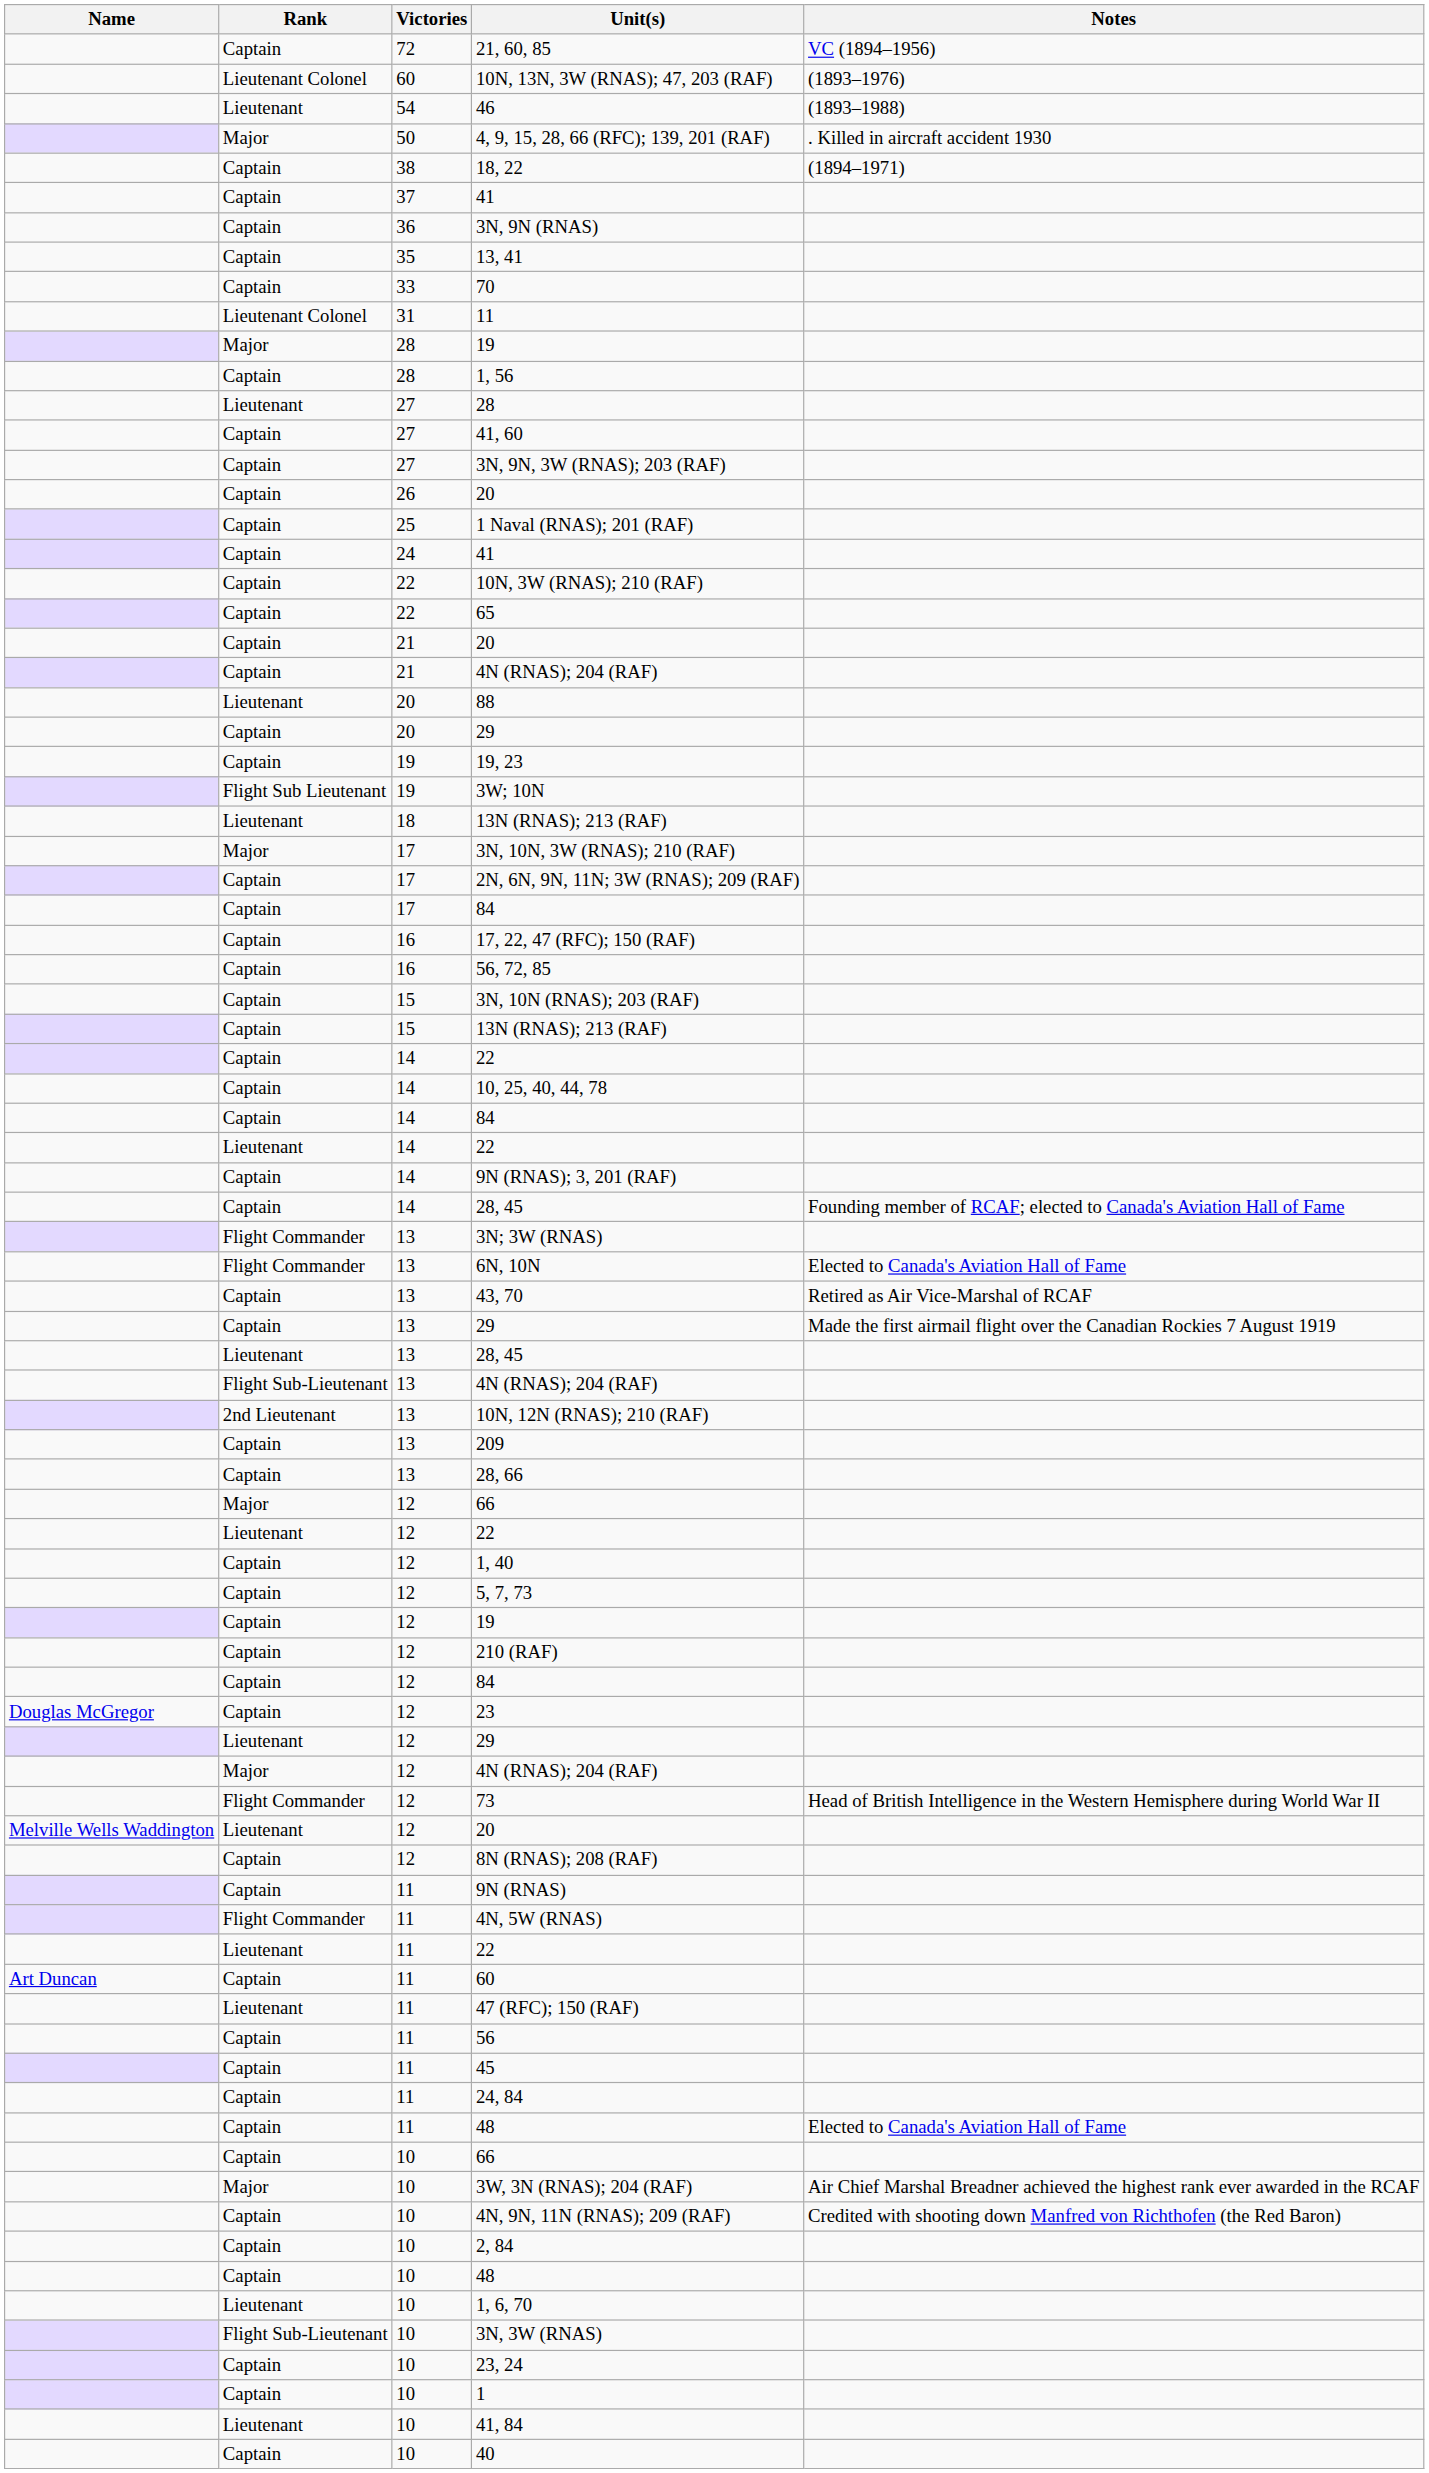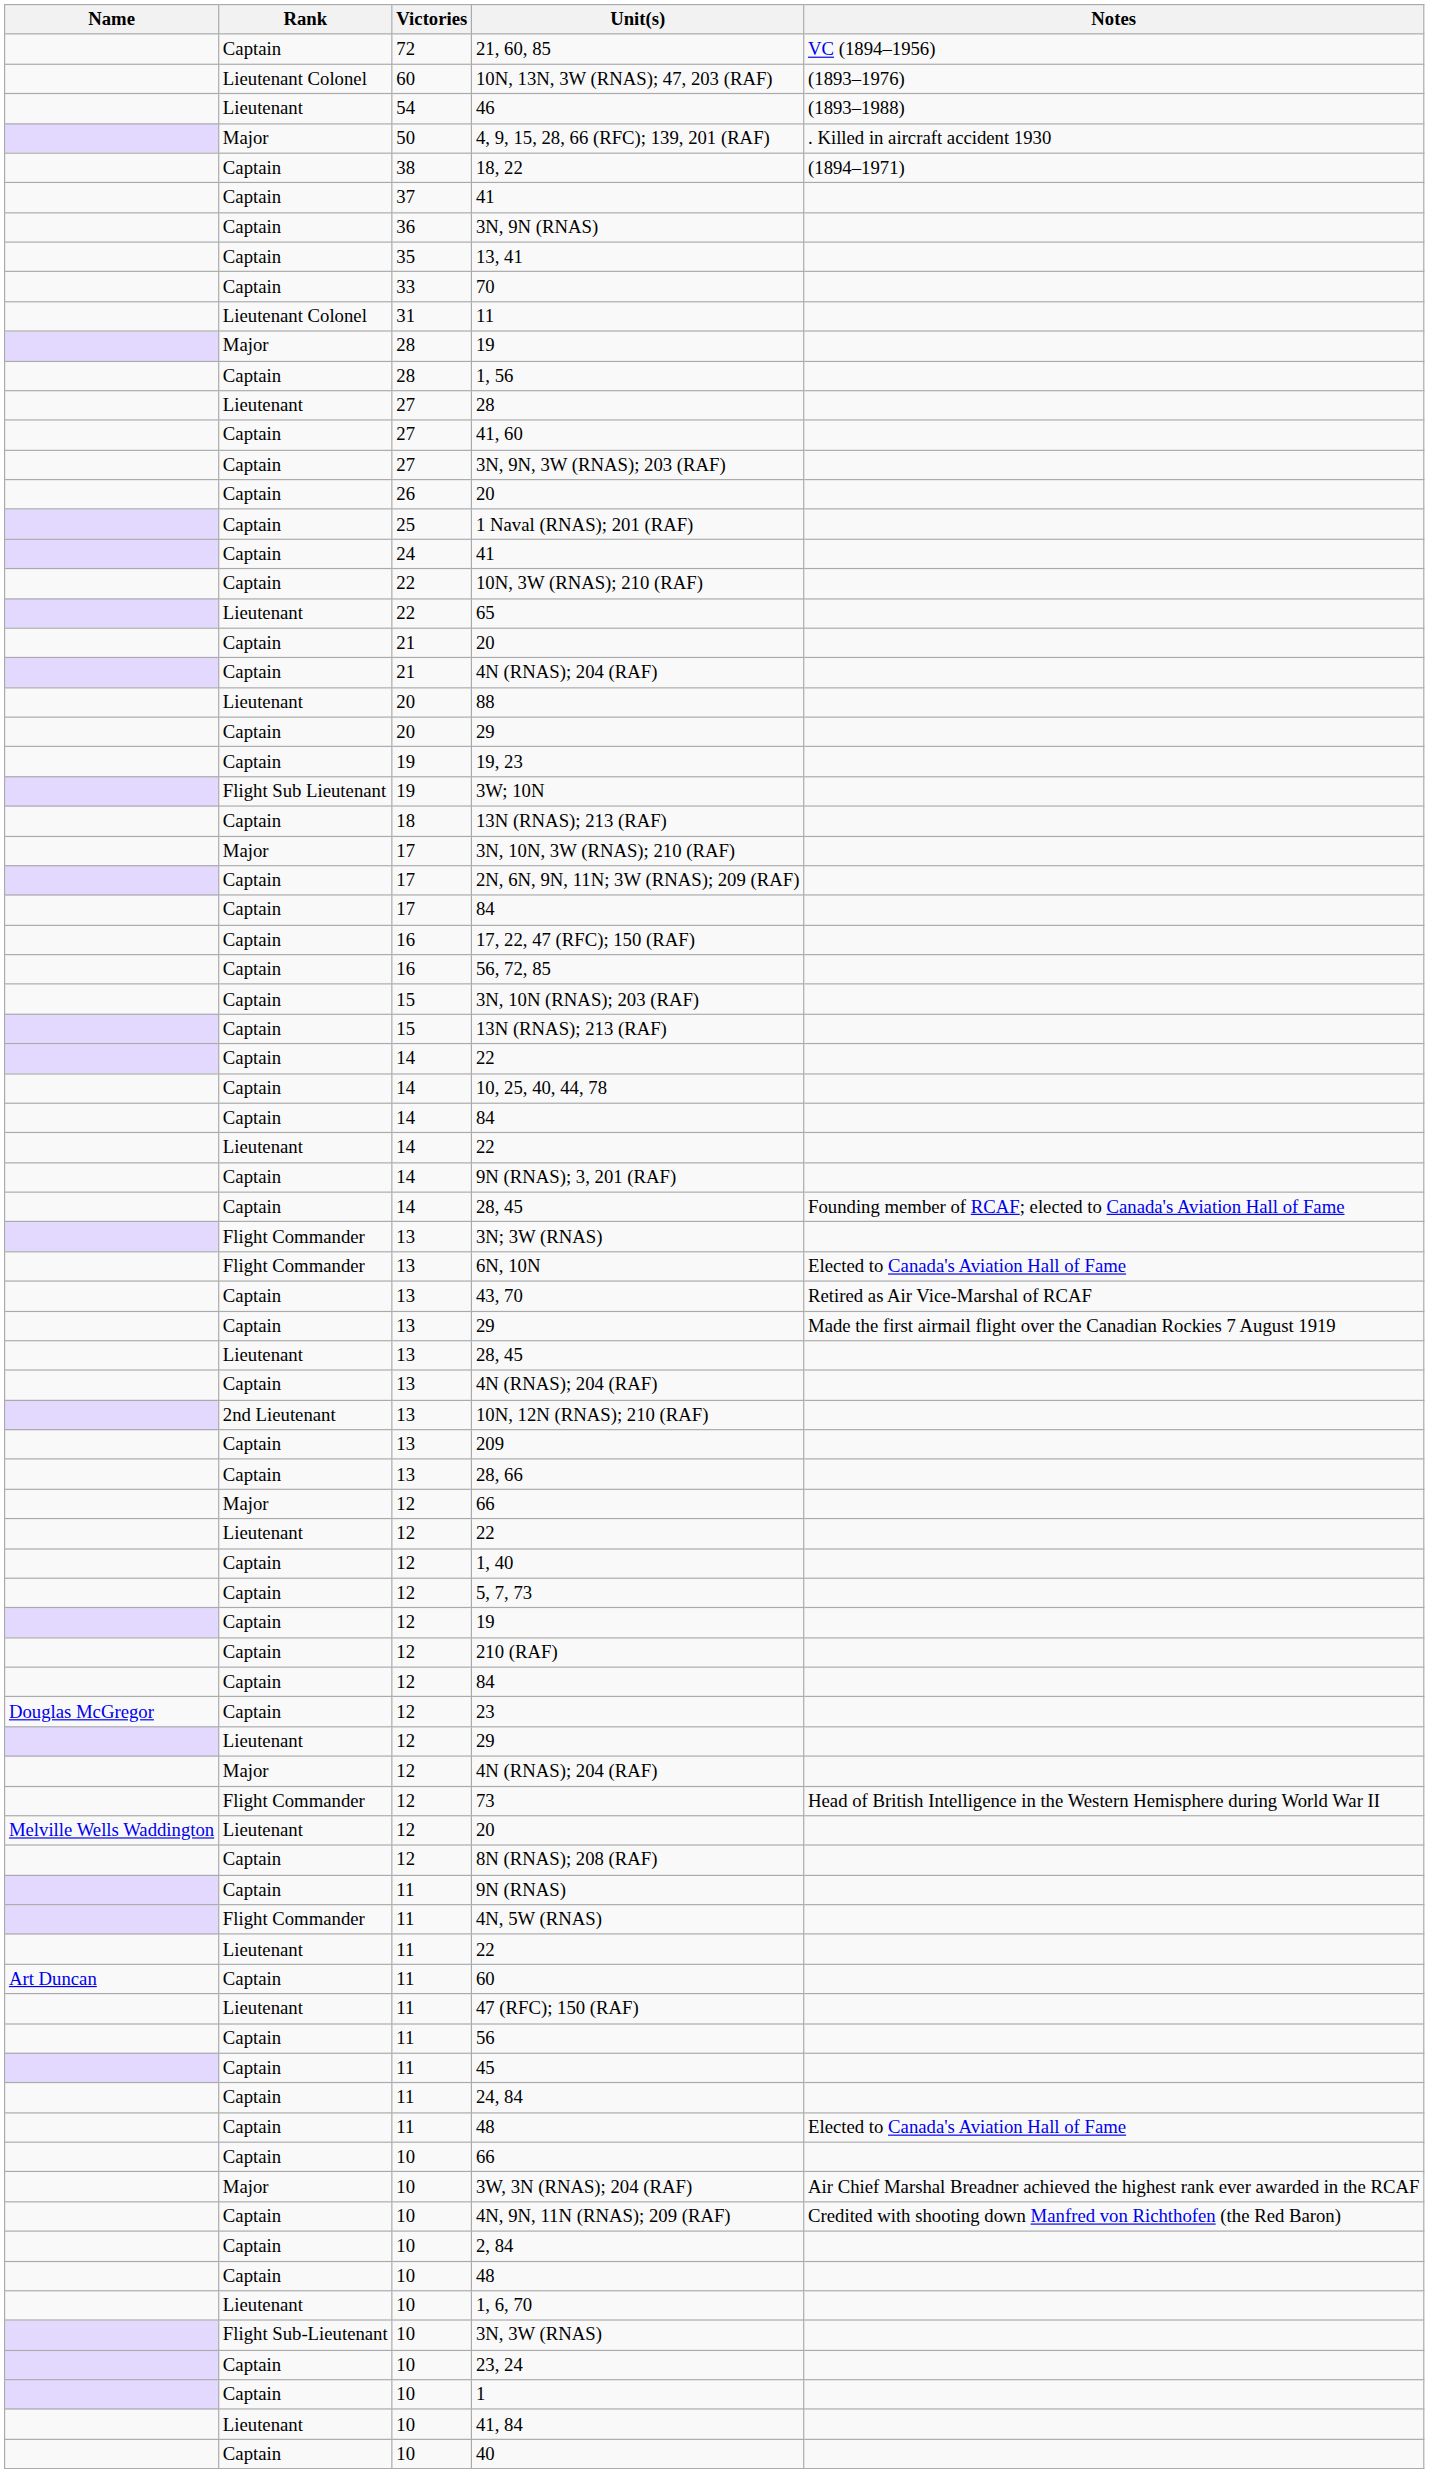(252, 613) Captain -> (263, 613) Lieutenant
(263, 820) Lieutenant -> (252, 820) Captain
(305, 1385) Flight Sub-Lieutenant -> (252, 1385) Captain
